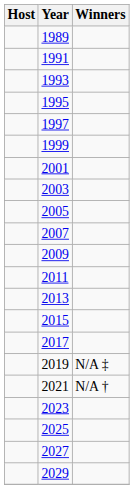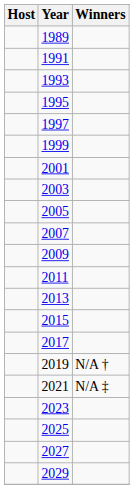(92, 364) N/A ‡ -> (92, 364) N/A †
(92, 386) N/A † -> (92, 386) N/A ‡
